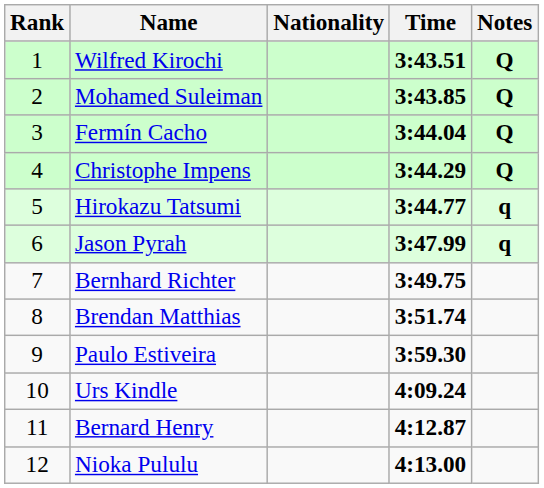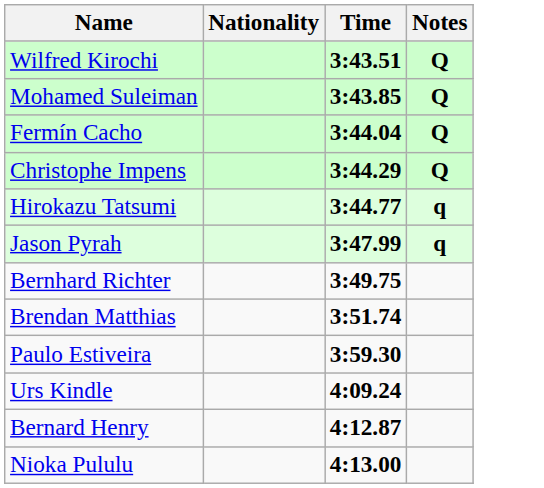- column: (37, 22)
